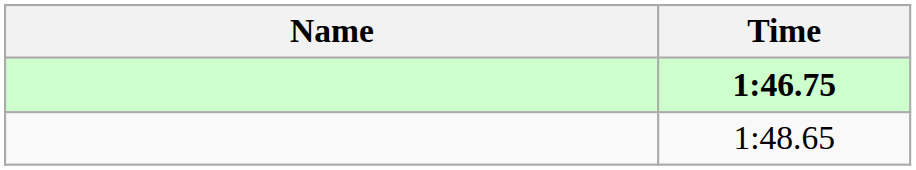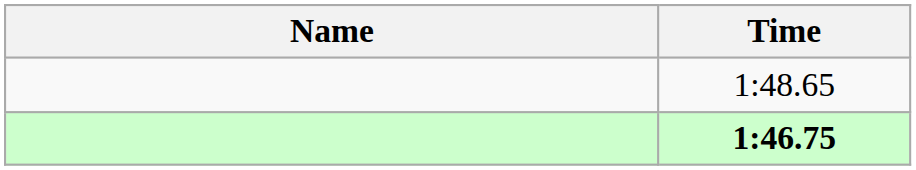rows swapped: (784, 84) <-> (784, 137)
